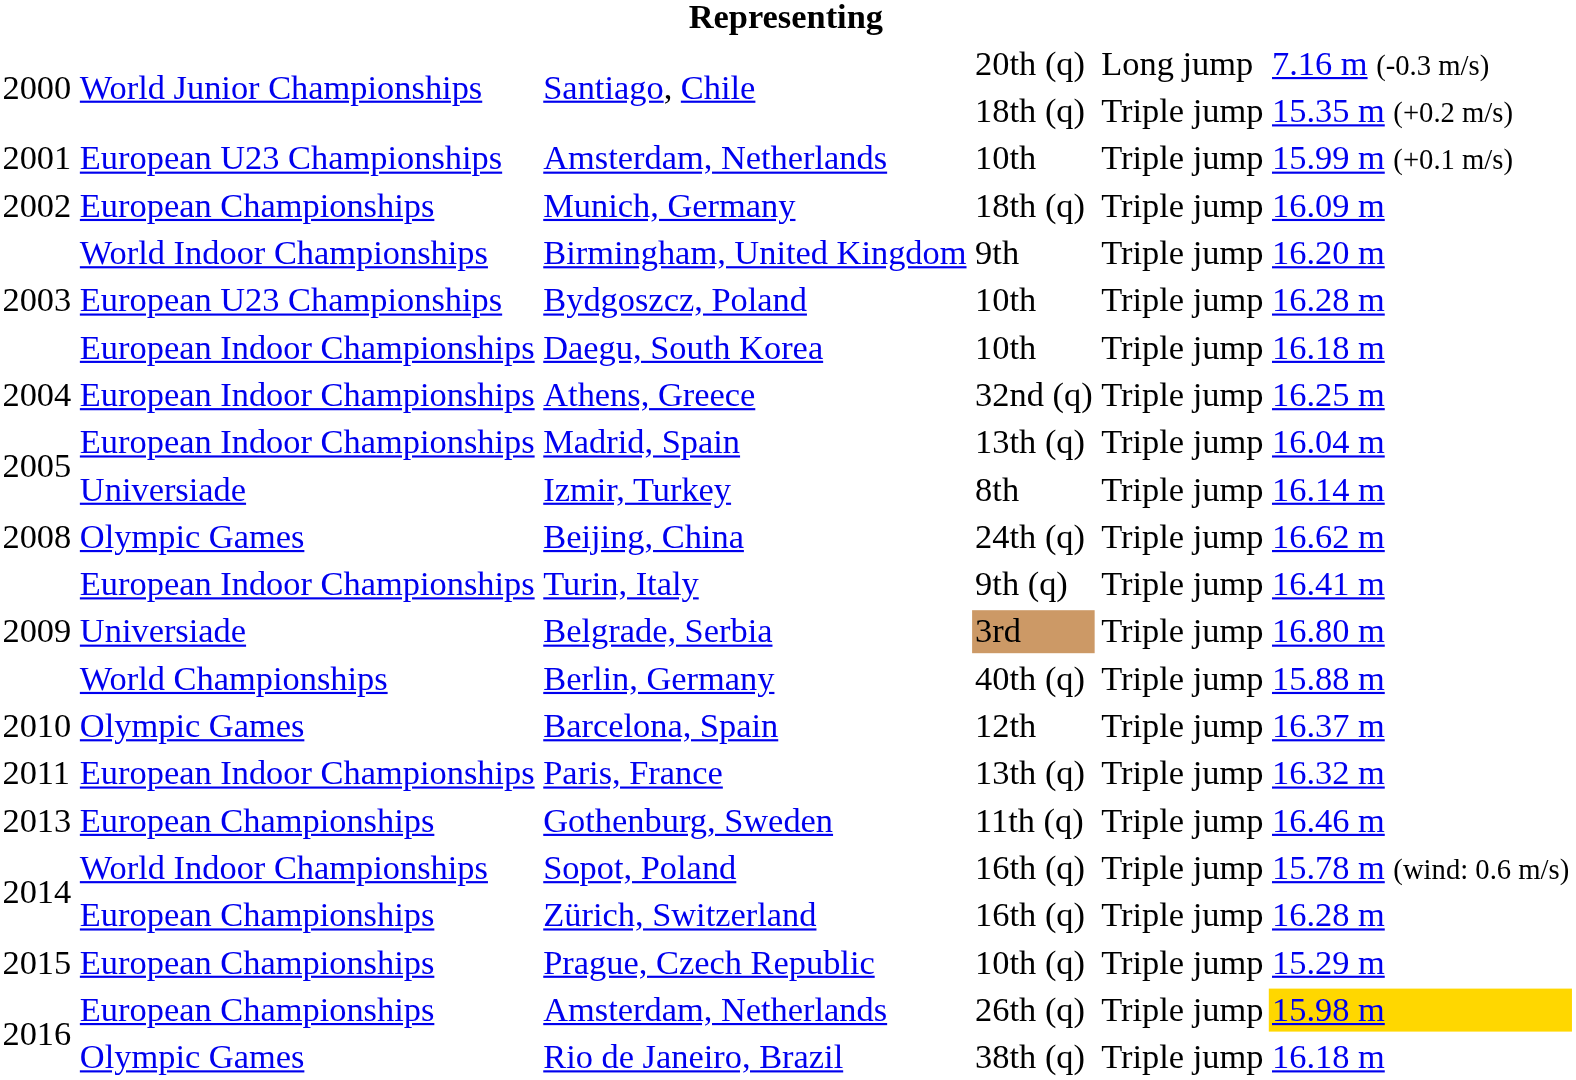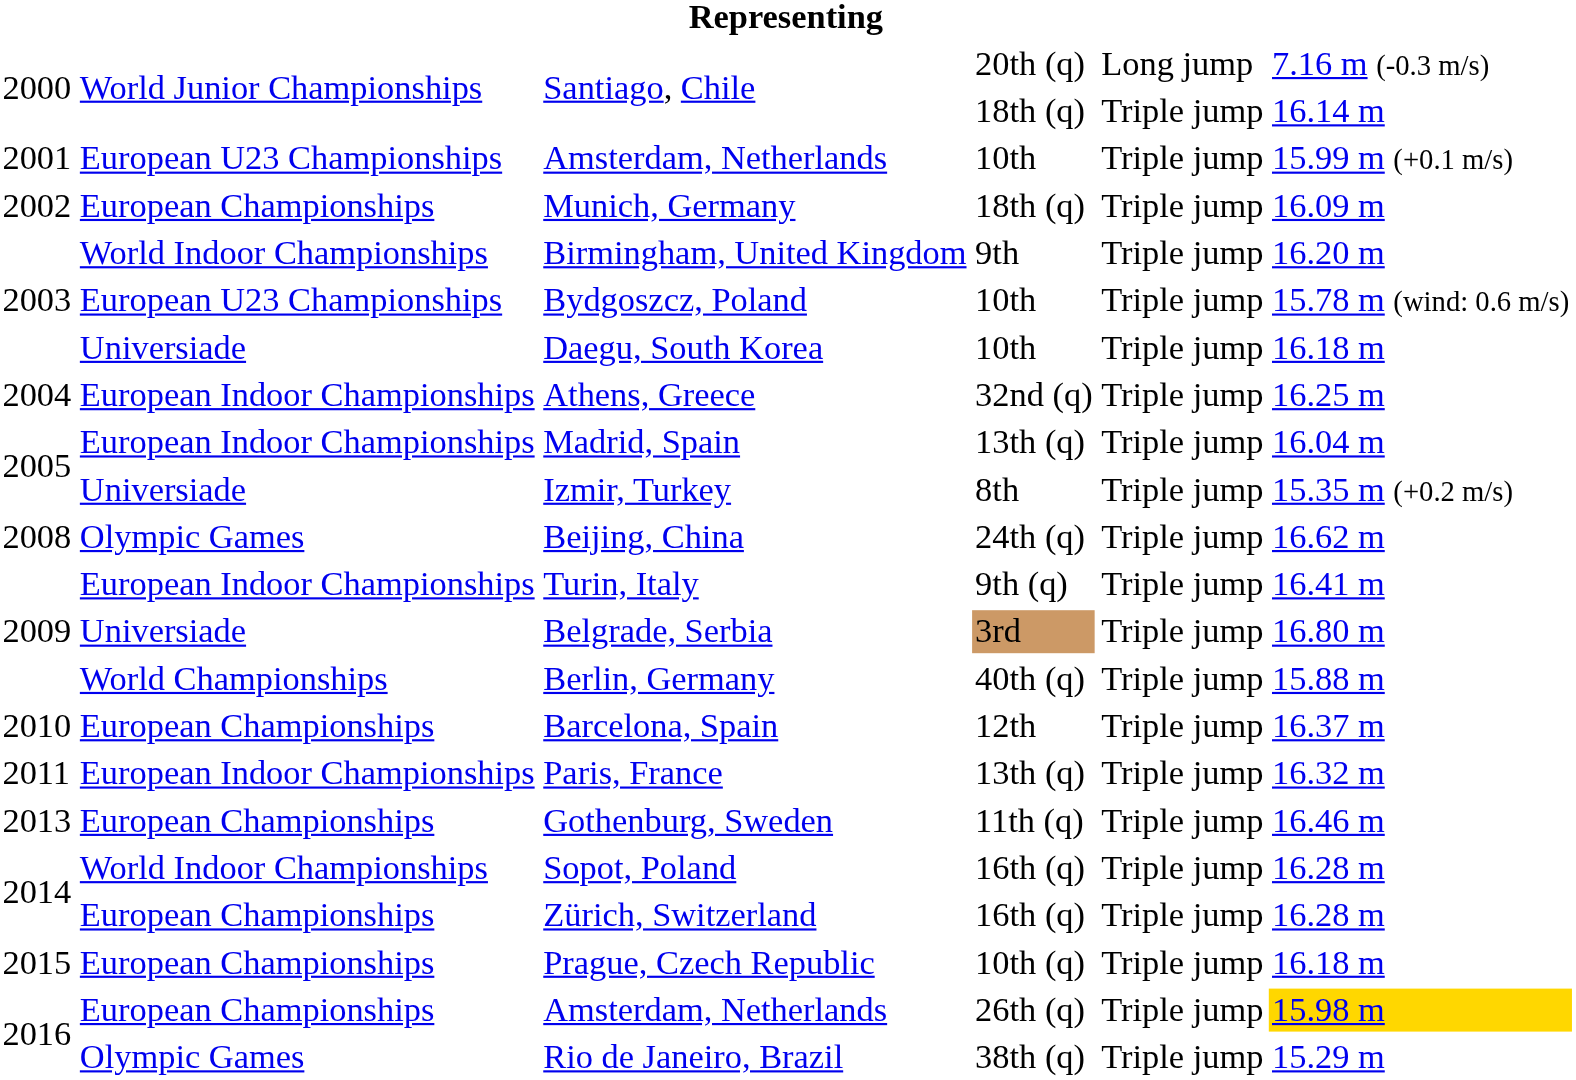(1393, 110) 15.35 m (+0.2 m/s) -> (1328, 110) 16.14 m
(1328, 300) 16.28 m -> (1421, 300) 15.78 m (wind: 0.6 m/s)
(307, 347) European Indoor Championships -> (163, 347) Universiade
(1328, 489) 16.14 m -> (1393, 489) 15.35 m (+0.2 m/s)
(192, 725) Olympic Games -> (257, 725) European Championships
(1421, 867) 15.78 m (wind: 0.6 m/s) -> (1328, 867) 16.28 m
(1328, 962) 15.29 m -> (1328, 962) 16.18 m
(1328, 1056) 16.18 m -> (1328, 1056) 15.29 m
